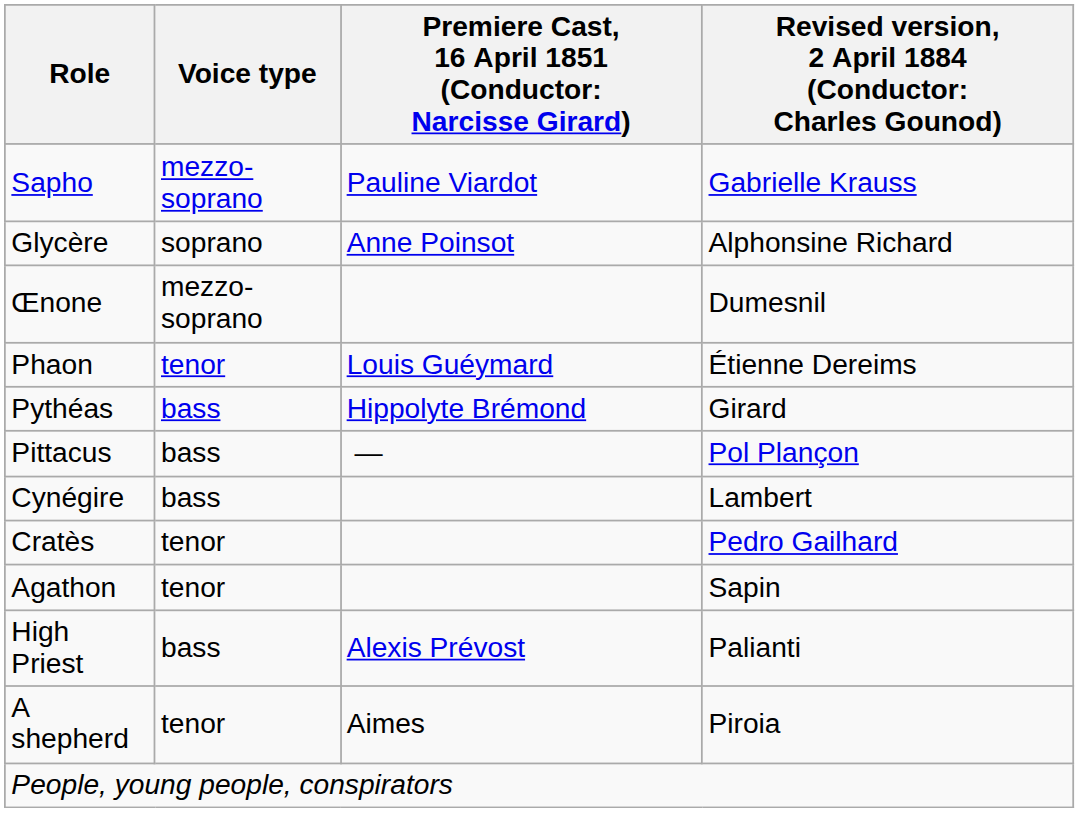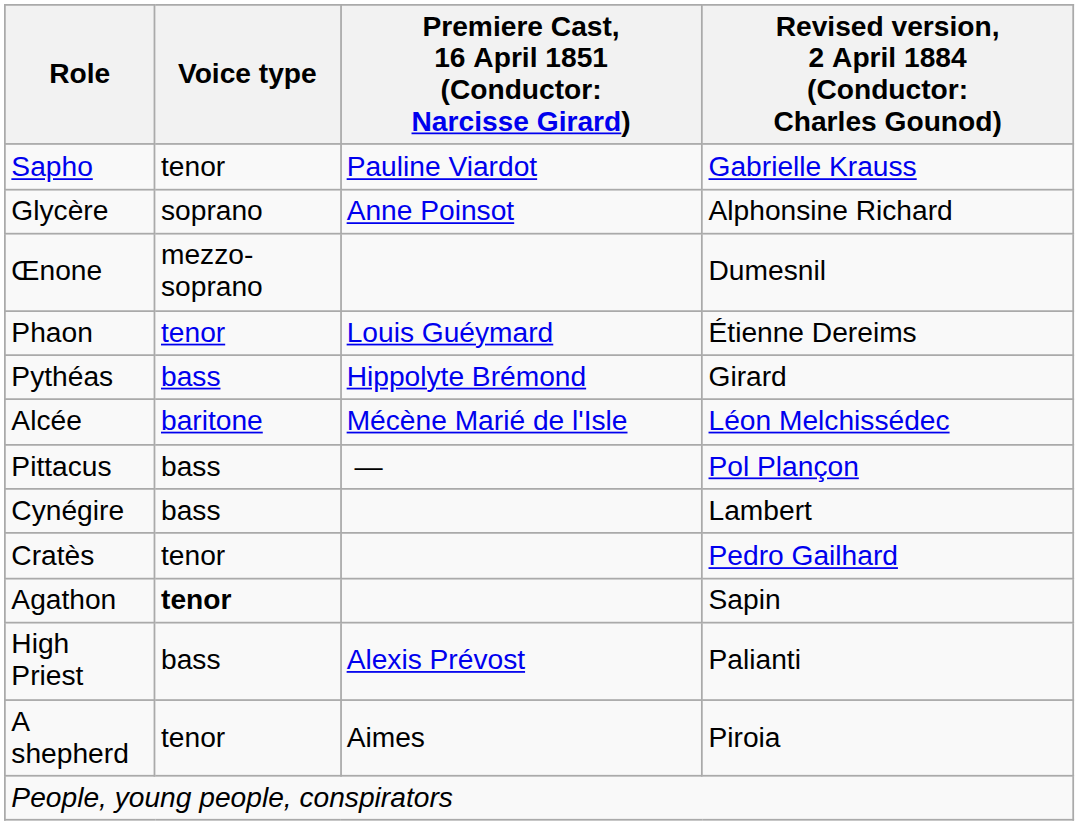(212, 182) mezzo-soprano -> (193, 166) tenor
+ row: (47, 421)
(193, 587) normal -> (196, 600) bold
